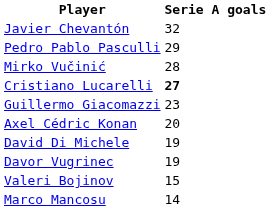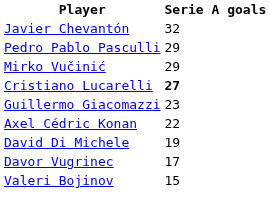(172, 66) 28 -> (172, 66) 29
(172, 124) 20 -> (172, 124) 22
(172, 162) 19 -> (172, 162) 17
- row: (55, 200)
